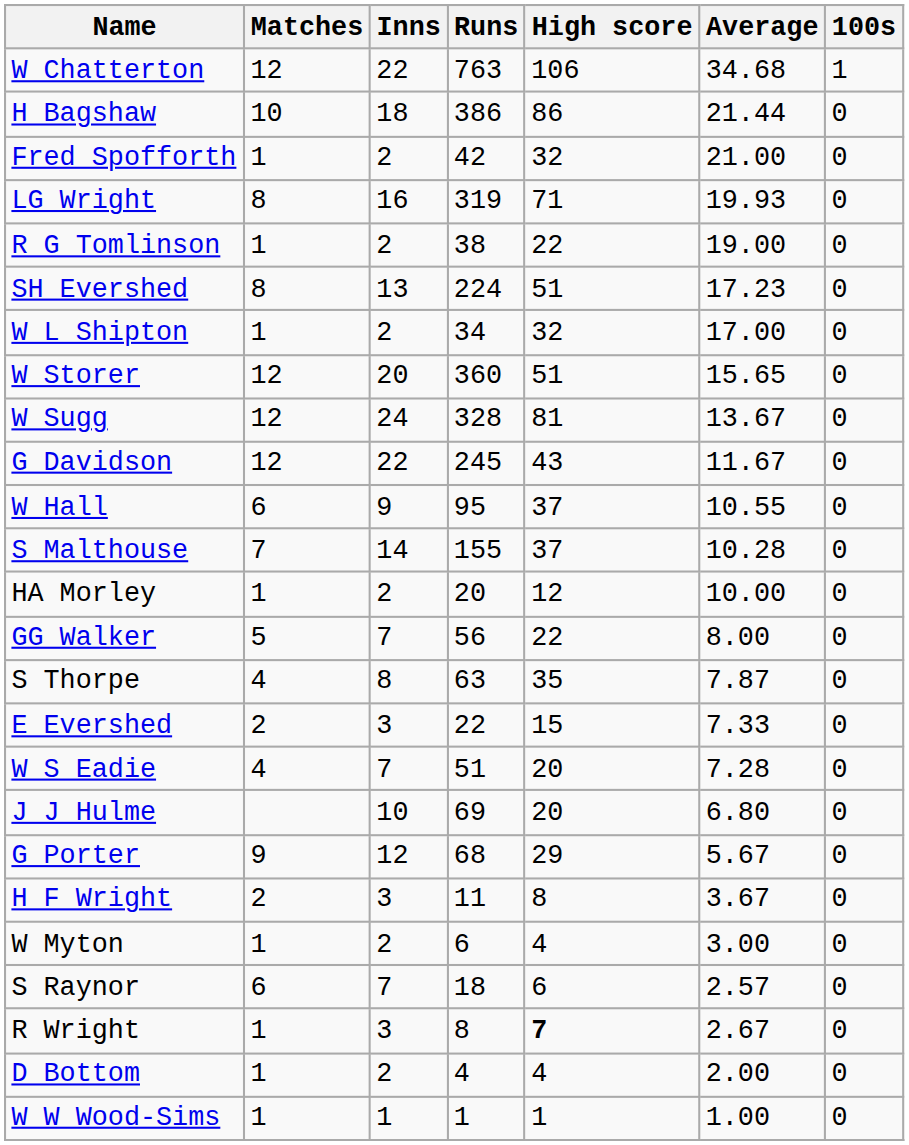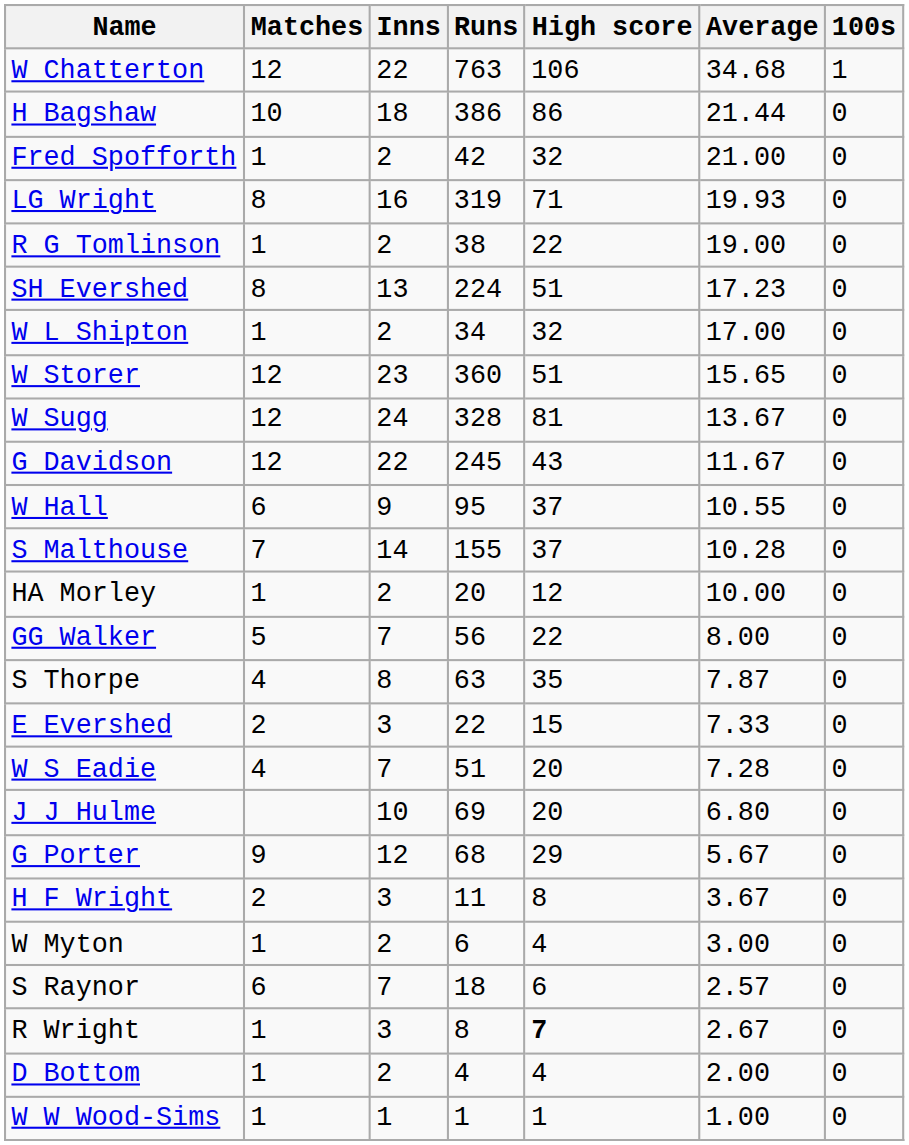(392, 376) 20 -> (392, 376) 23
